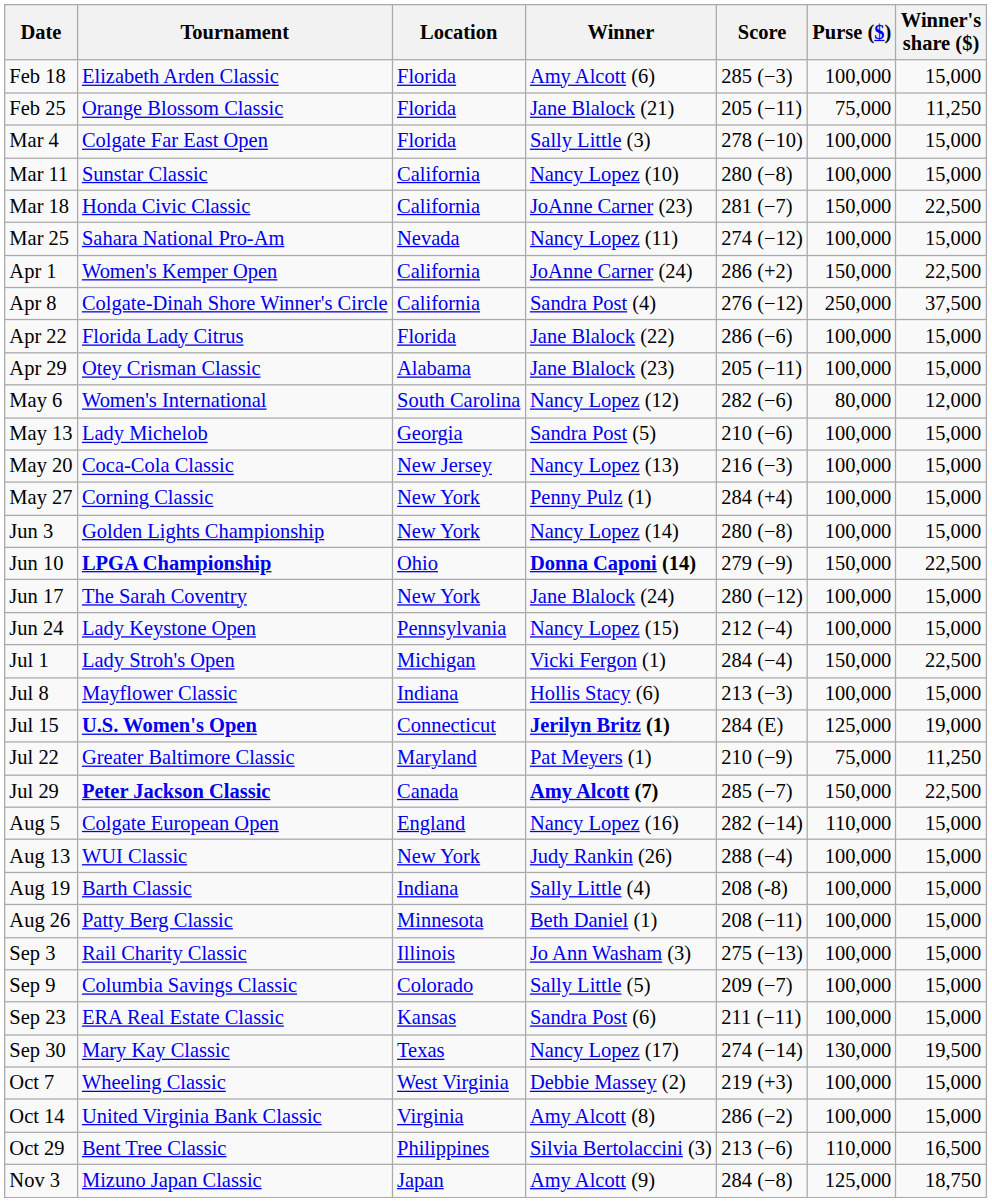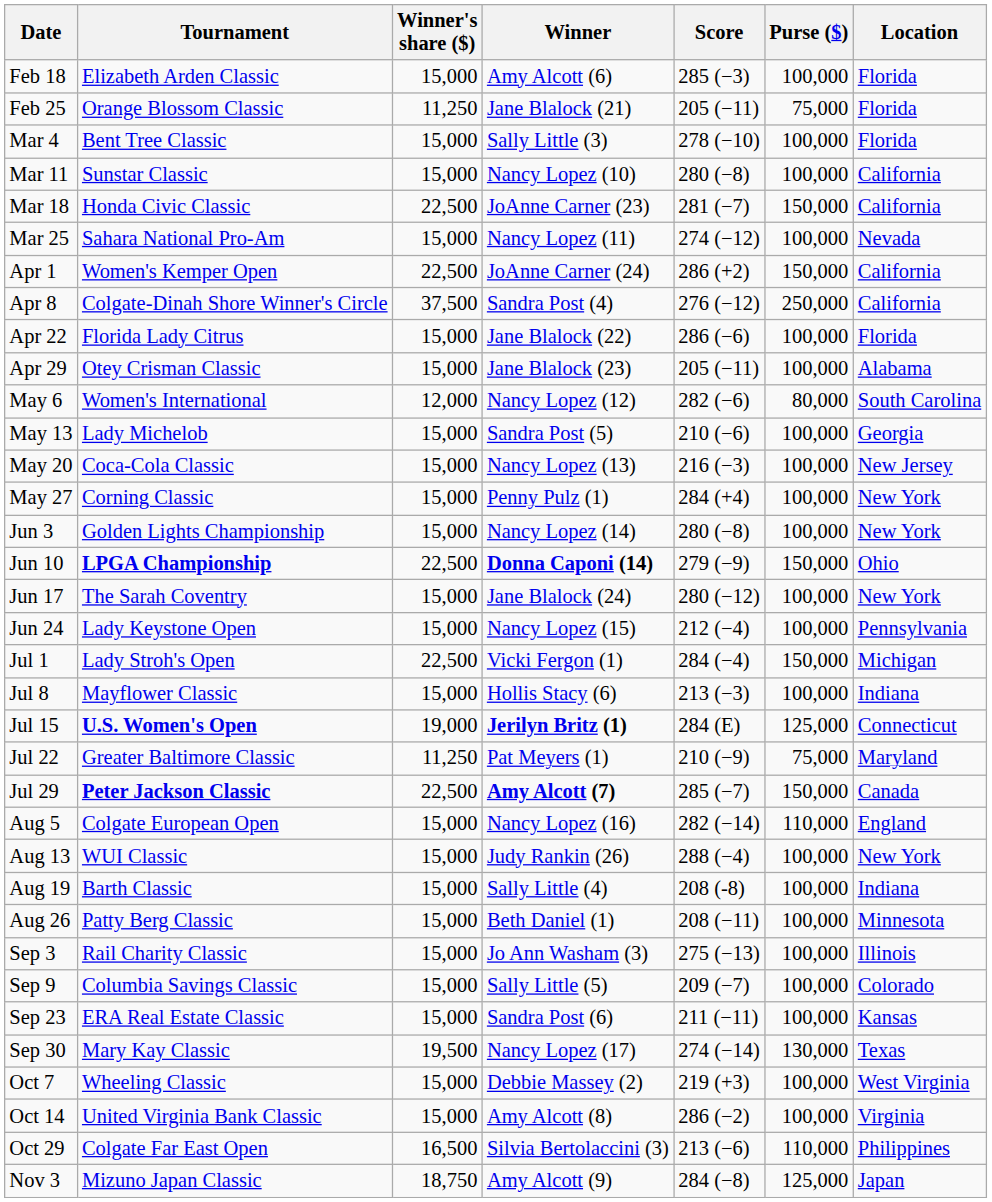columns swapped: (459, 32) <-> (941, 32)
(175, 141) Colgate Far East Open -> (154, 141) Bent Tree Classic
(154, 1148) Bent Tree Classic -> (175, 1148) Colgate Far East Open
